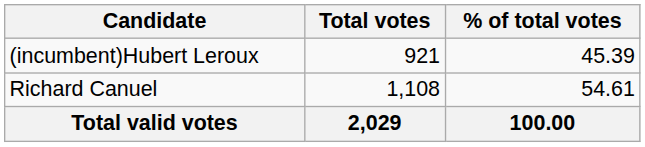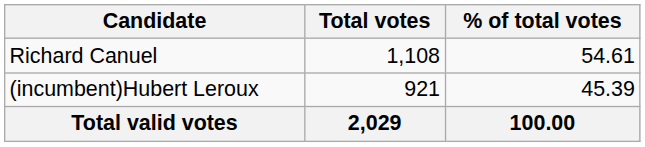rows swapped: (83, 89) <-> (134, 55)
